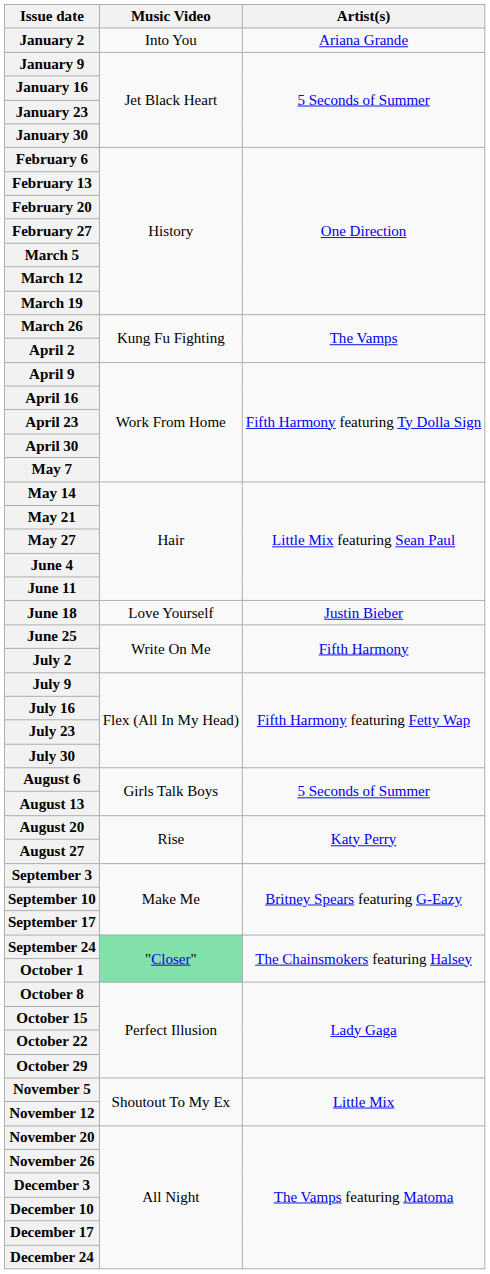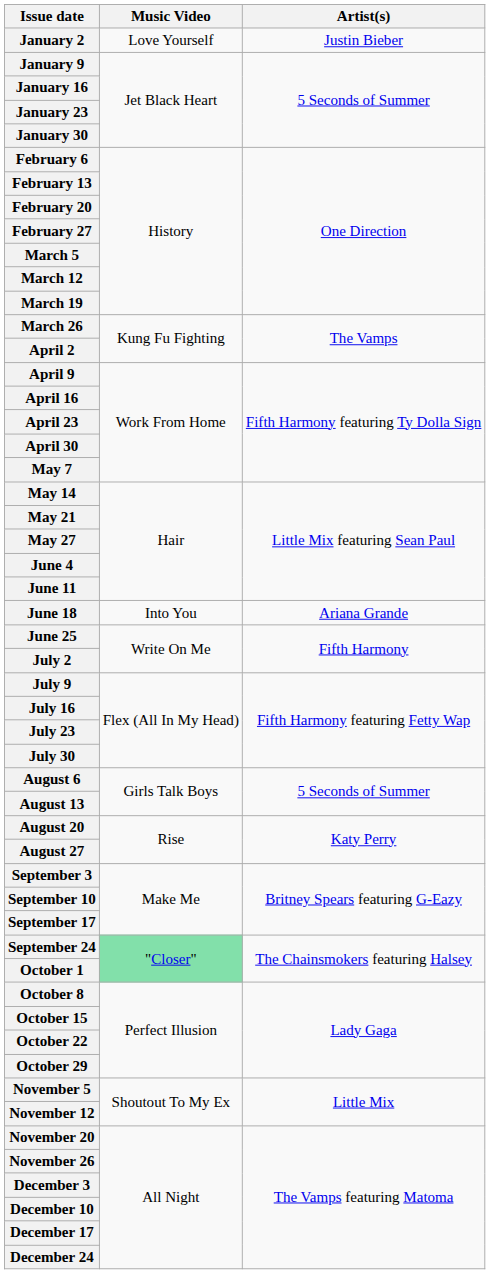(171, 40) Into You -> (171, 40) Love Yourself
(364, 40) Ariana Grande -> (364, 40) Justin Bieber
(171, 612) Love Yourself -> (171, 612) Into You
(364, 612) Justin Bieber -> (364, 612) Ariana Grande
